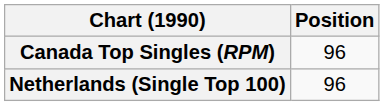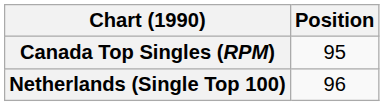(335, 52) 96 -> (335, 52) 95
